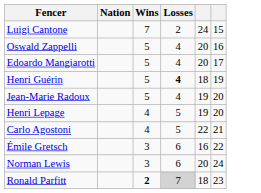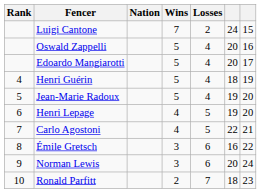+ column: (19, 12)
(178, 79) bold -> (208, 79) normal
(147, 180) bold -> (176, 180) normal
(178, 180) lightgrey background -> (208, 180) no background
